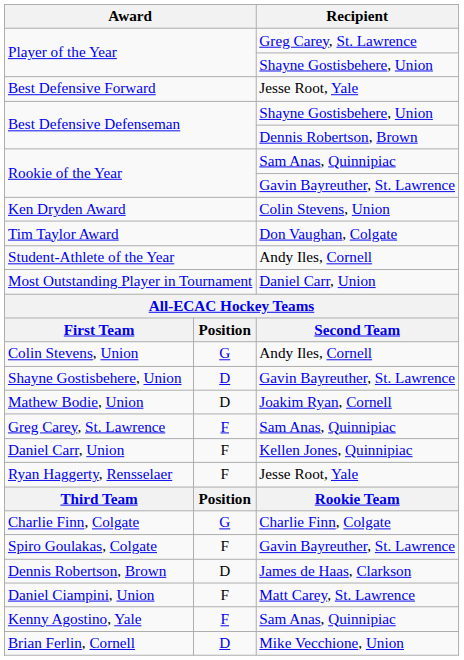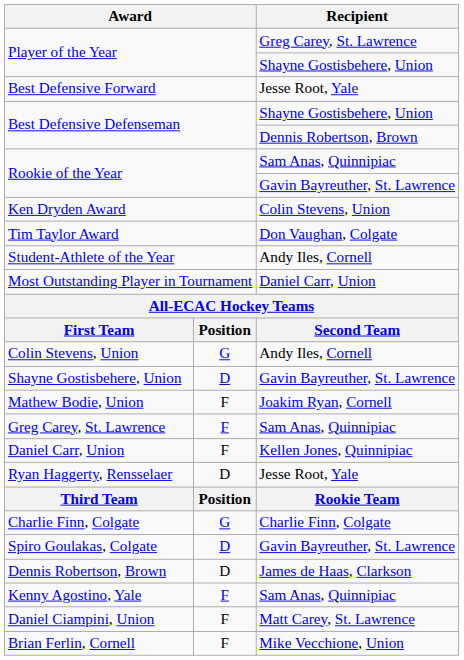(225, 402) D -> (225, 402) F
(225, 474) F -> (225, 474) D
(225, 546) F -> (225, 546) D
rows swapped: (75, 619) <-> (81, 595)
(225, 643) D -> (225, 643) F
